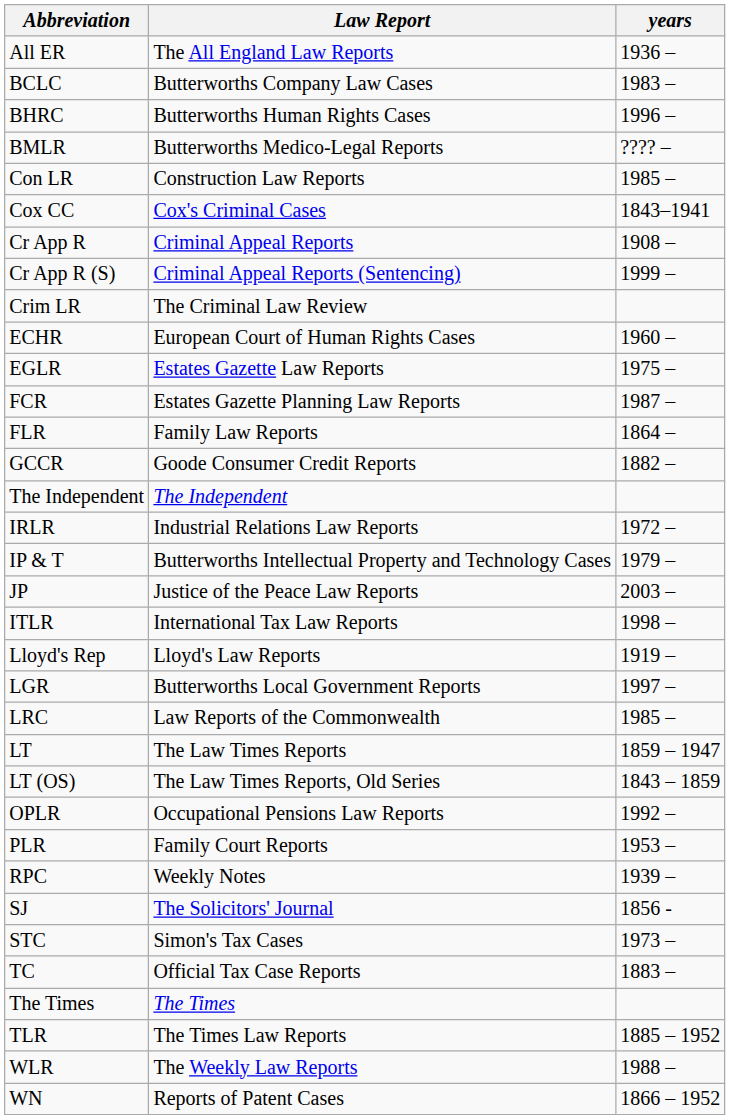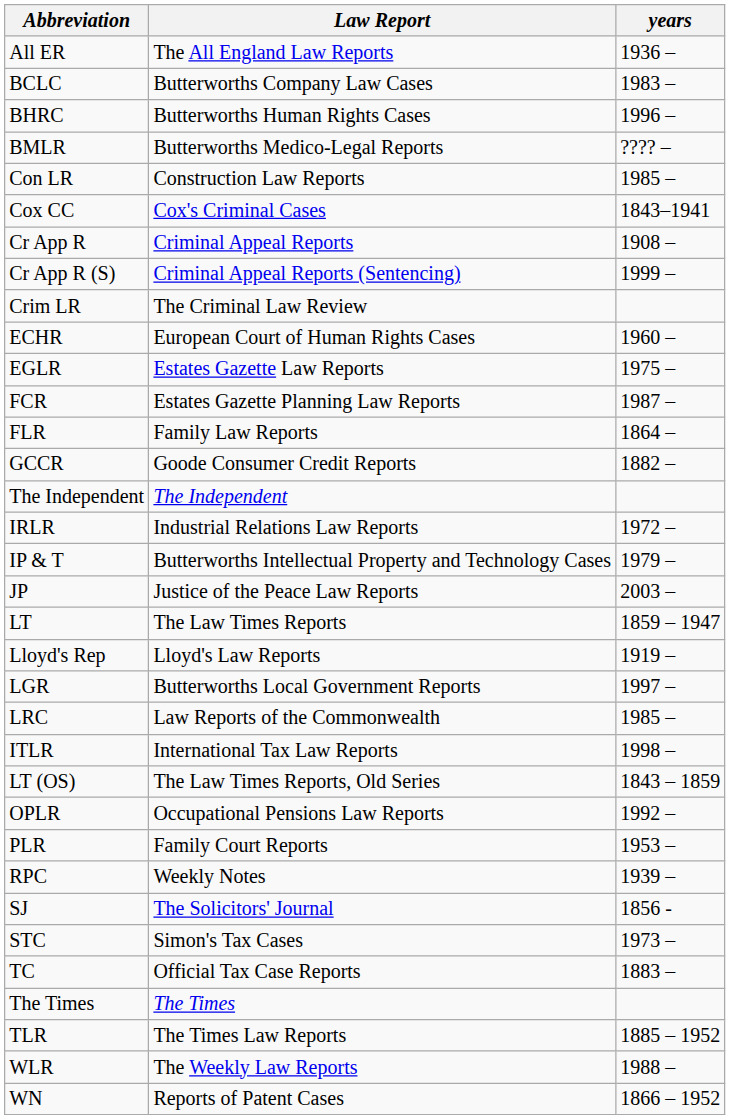rows swapped: (31, 623) <-> (21, 749)
